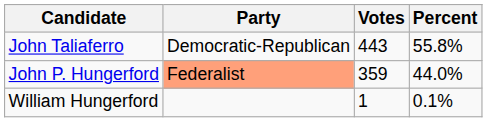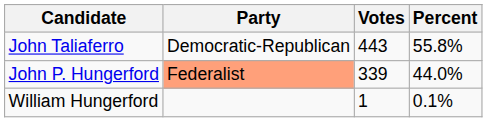(373, 74) 359 -> (373, 74) 339
